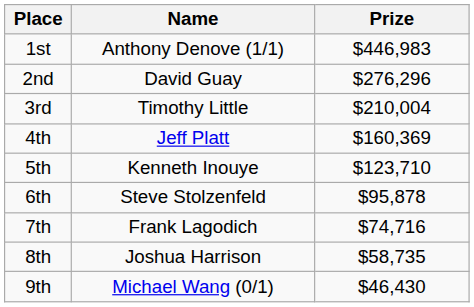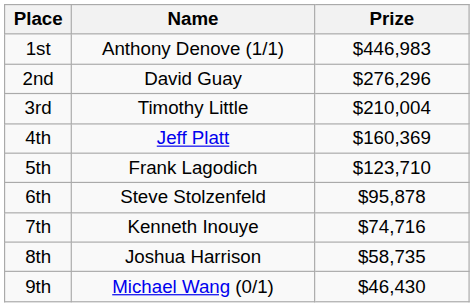(193, 167) Kenneth Inouye -> (193, 167) Frank Lagodich
(193, 227) Frank Lagodich -> (193, 227) Kenneth Inouye
